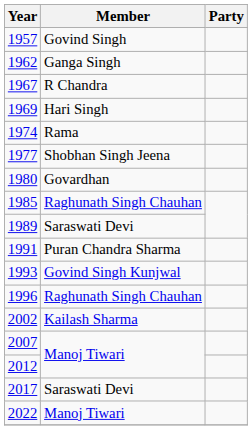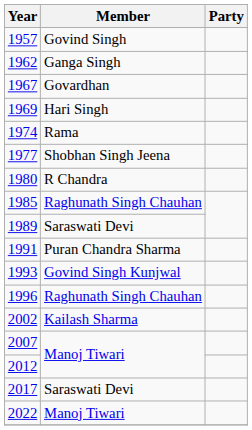(76, 86) R Chandra -> (77, 86) Govardhan
(77, 179) Govardhan -> (76, 179) R Chandra
